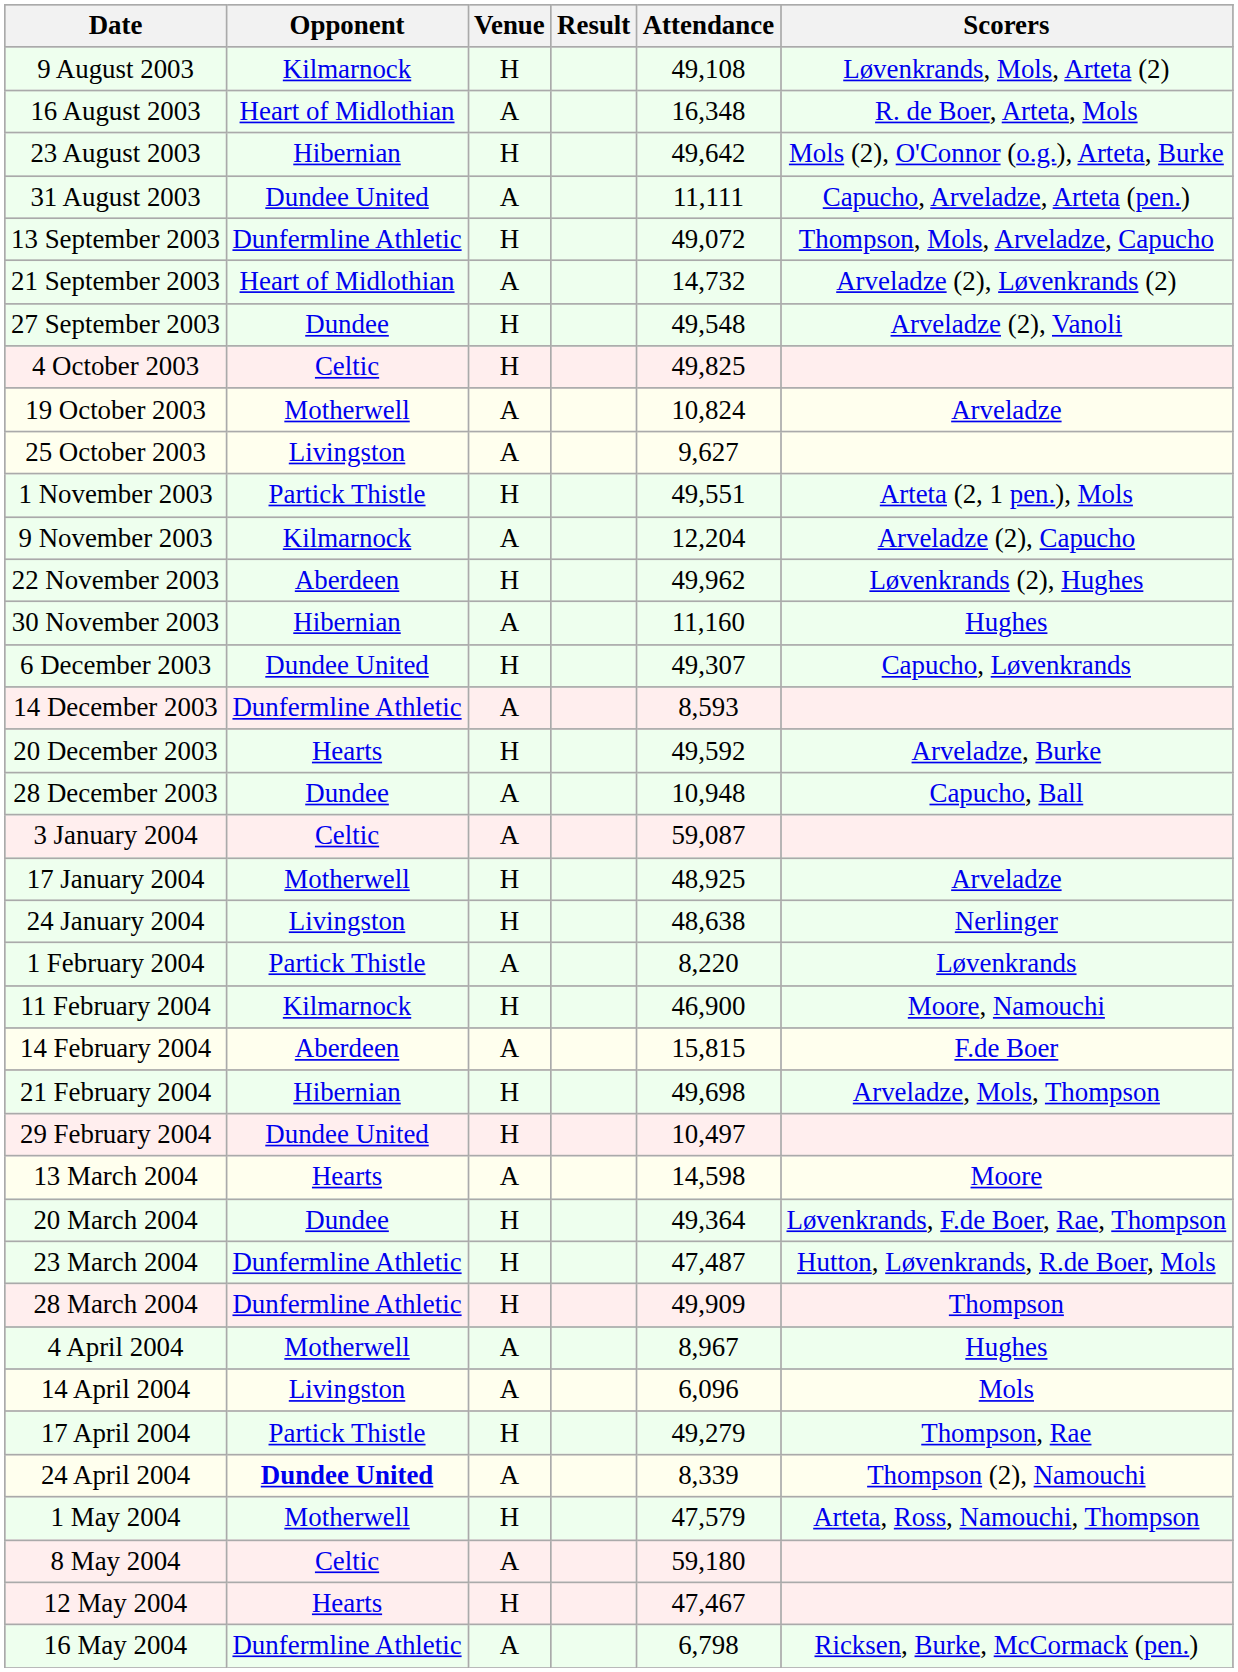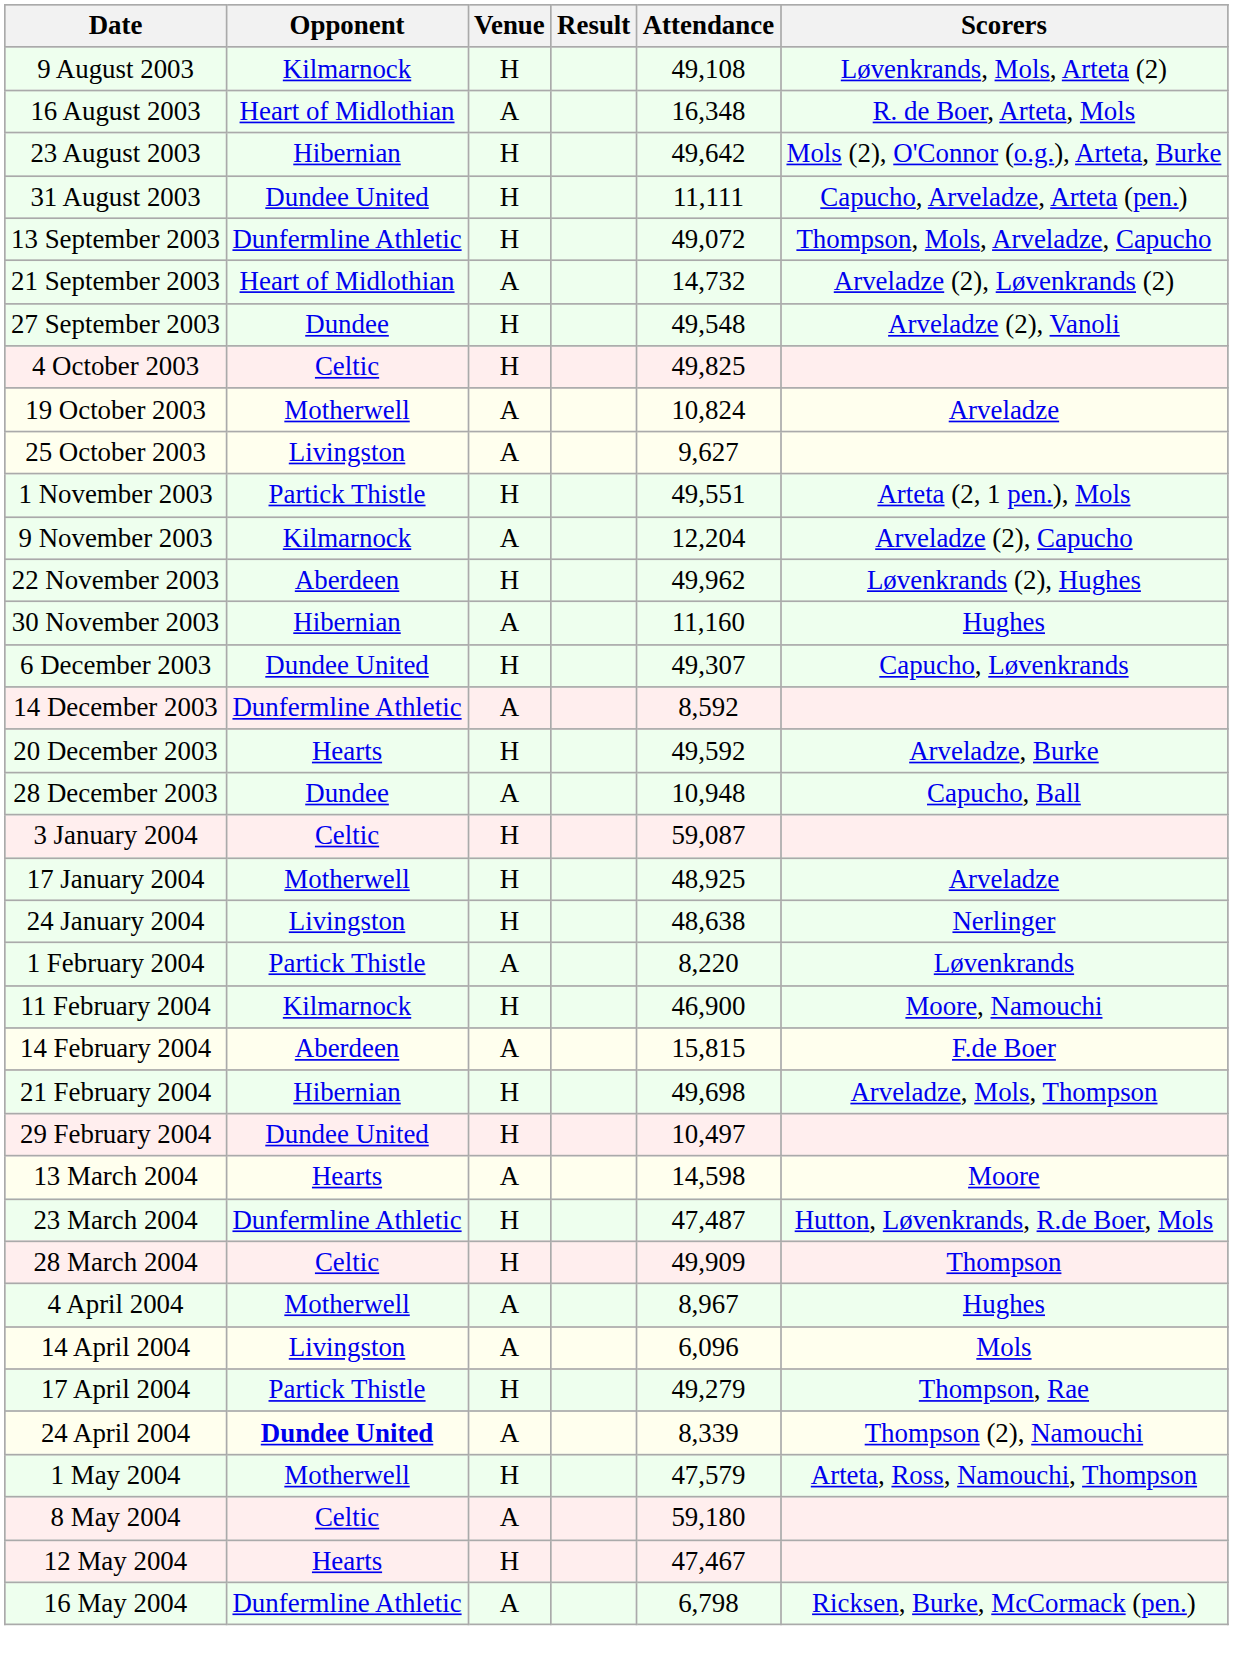(509, 196) A -> (509, 196) H
(708, 707) 8,593 -> (708, 707) 8,592
(509, 835) A -> (509, 835) H
- row: (116, 1219)
(347, 1304) Dunfermline Athletic -> (347, 1262) Celtic
